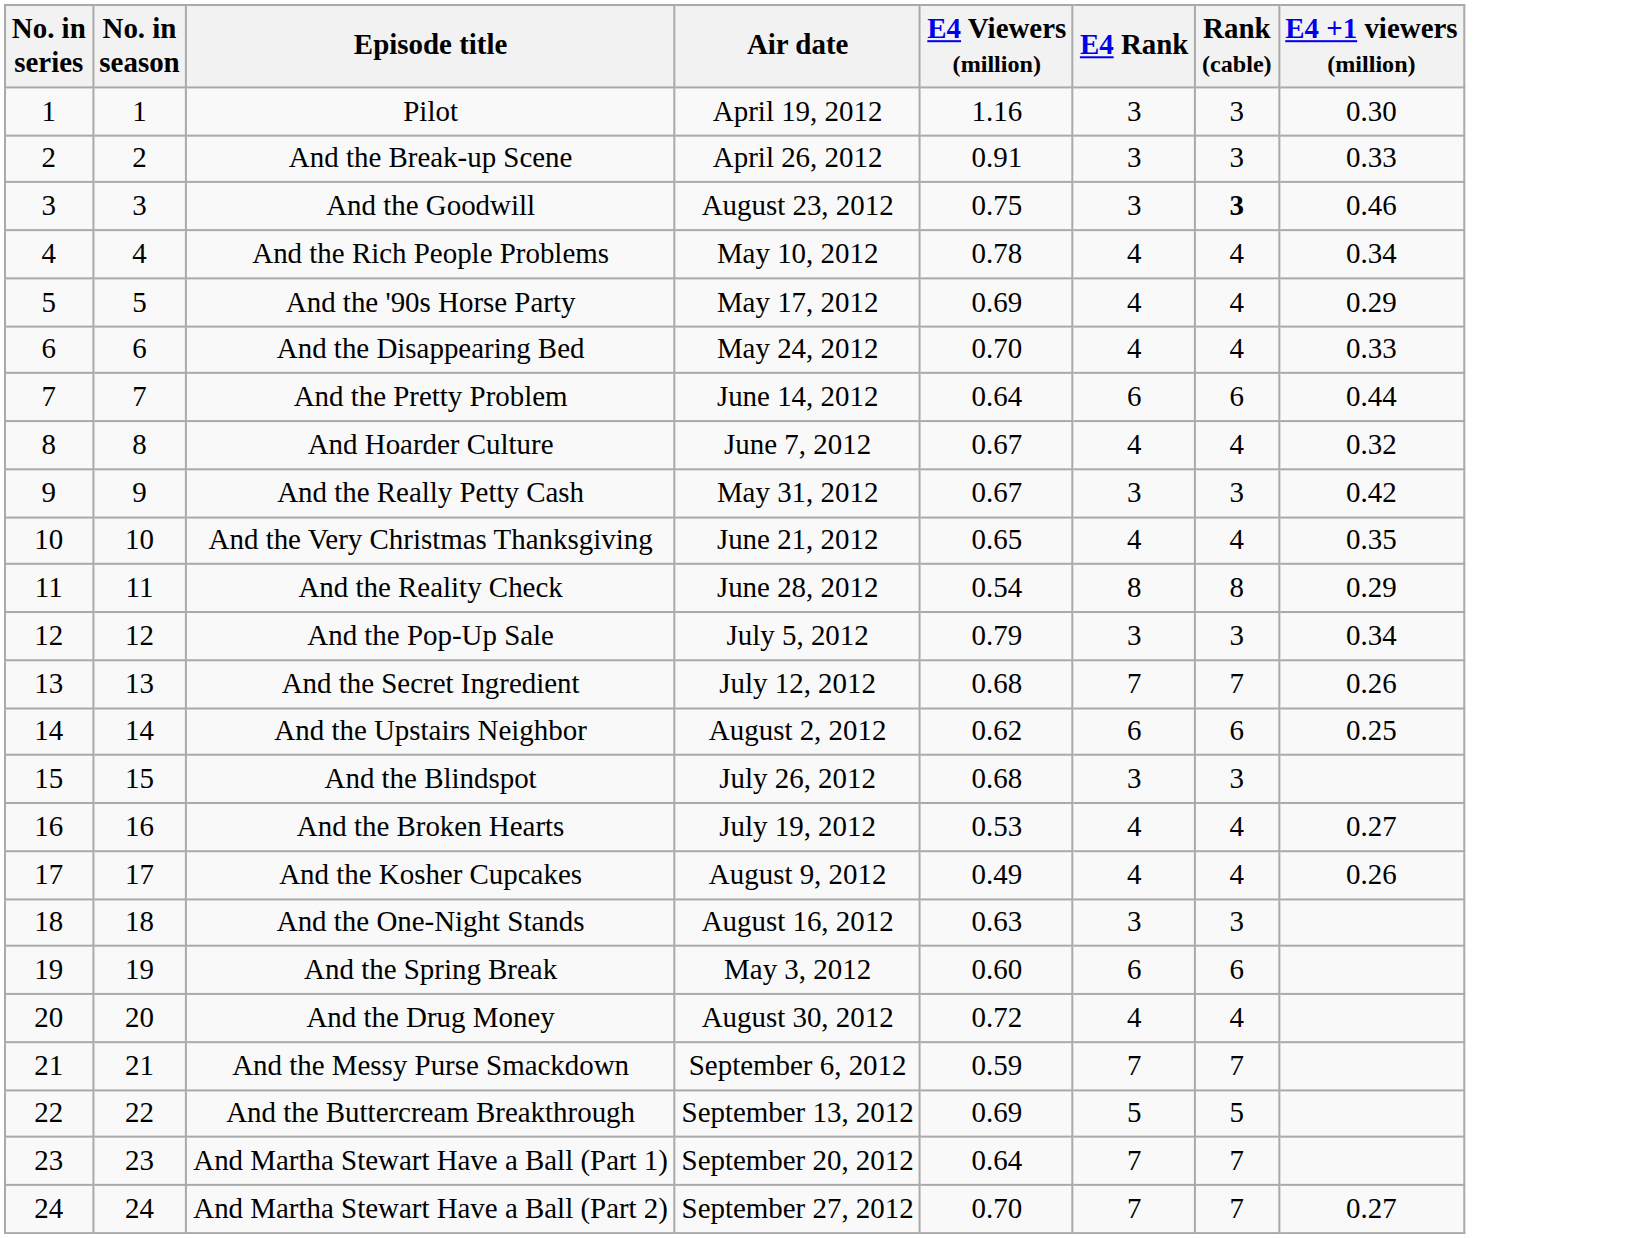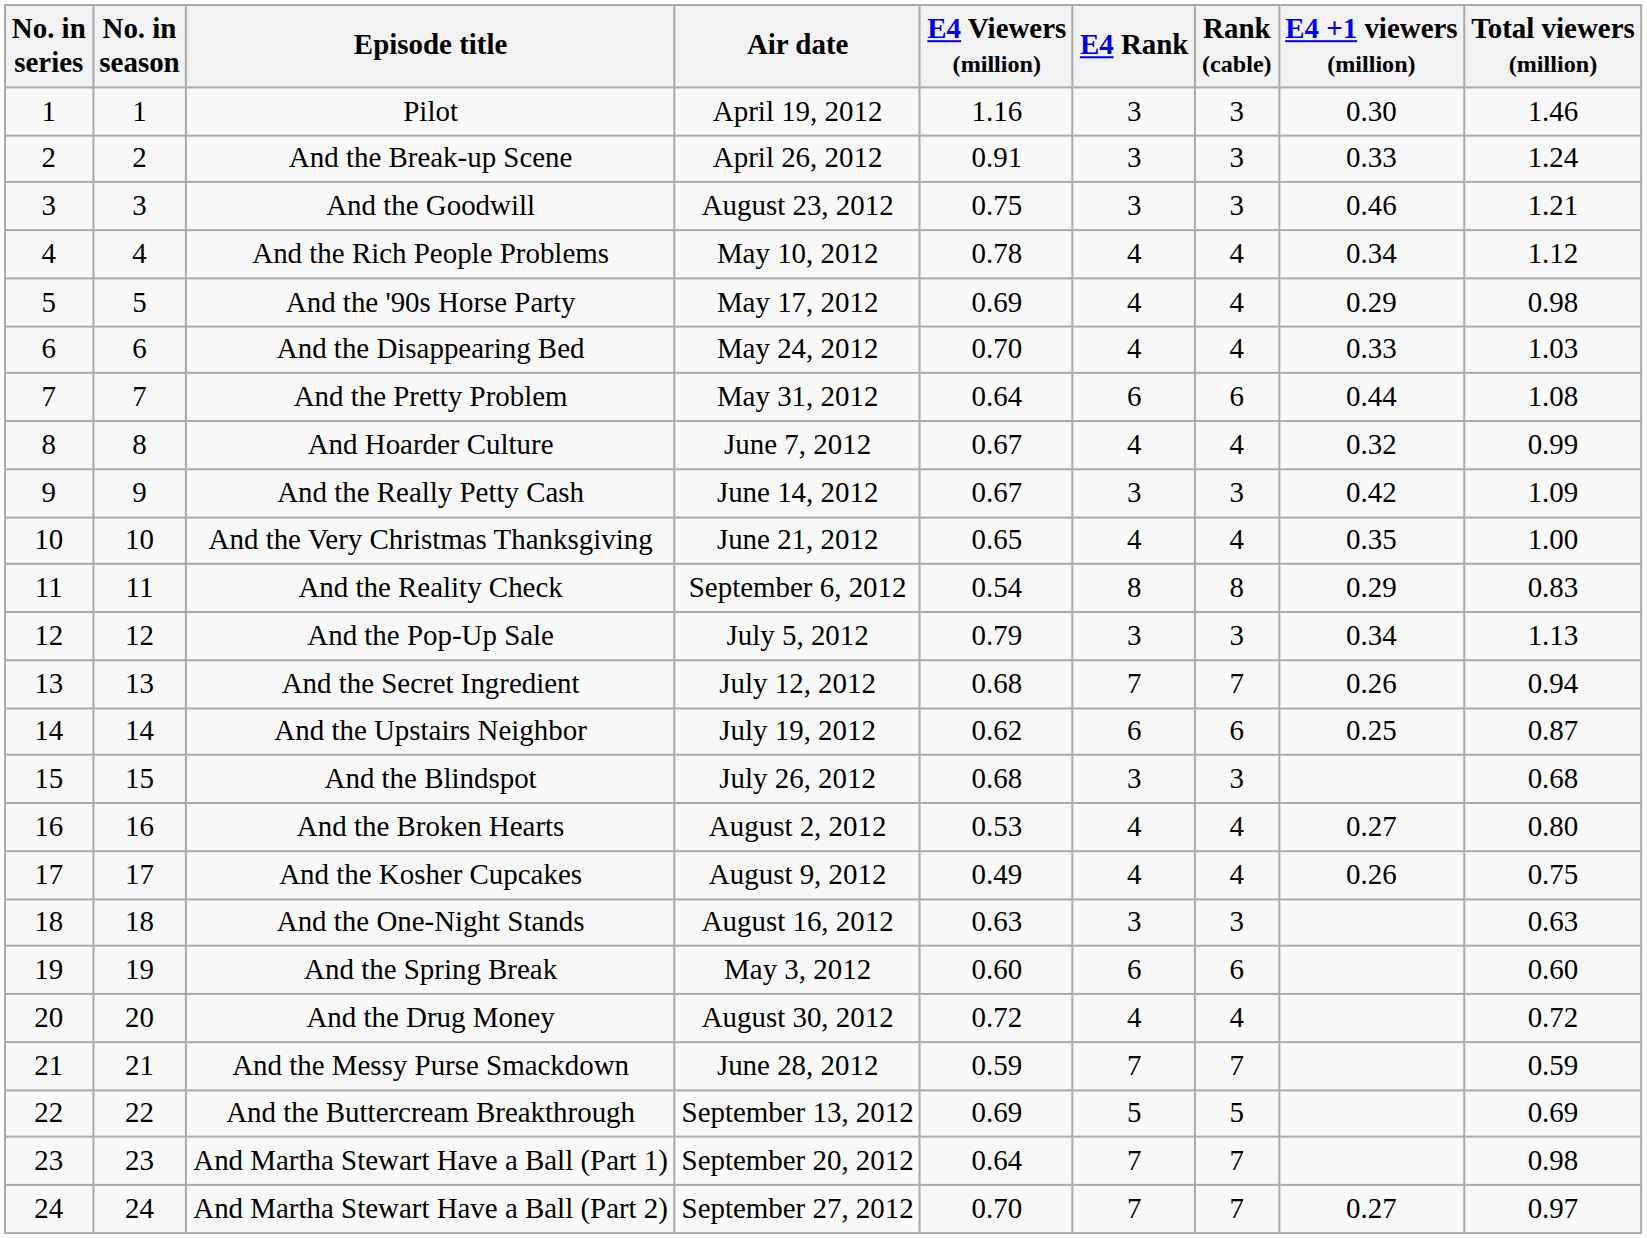+ column: (1553, 45)
(1237, 206) bold -> (1237, 206) normal
(798, 397) June 14, 2012 -> (798, 397) May 31, 2012
(798, 492) May 31, 2012 -> (798, 492) June 14, 2012
(798, 588) June 28, 2012 -> (798, 588) September 6, 2012
(798, 731) August 2, 2012 -> (798, 731) July 19, 2012
(798, 826) July 19, 2012 -> (798, 826) August 2, 2012
(798, 1065) September 6, 2012 -> (798, 1065) June 28, 2012
